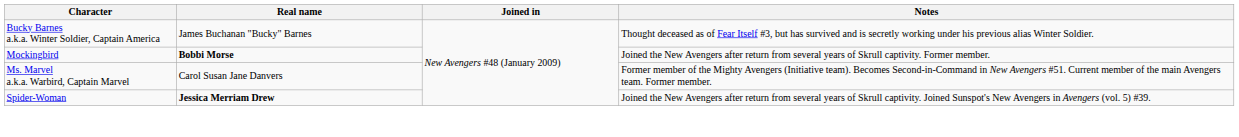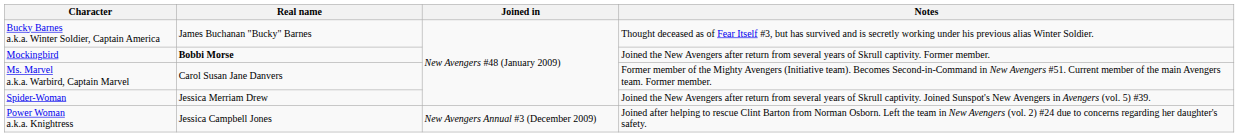(227, 97) bold -> (223, 97) normal
+ row: (40, 118)
